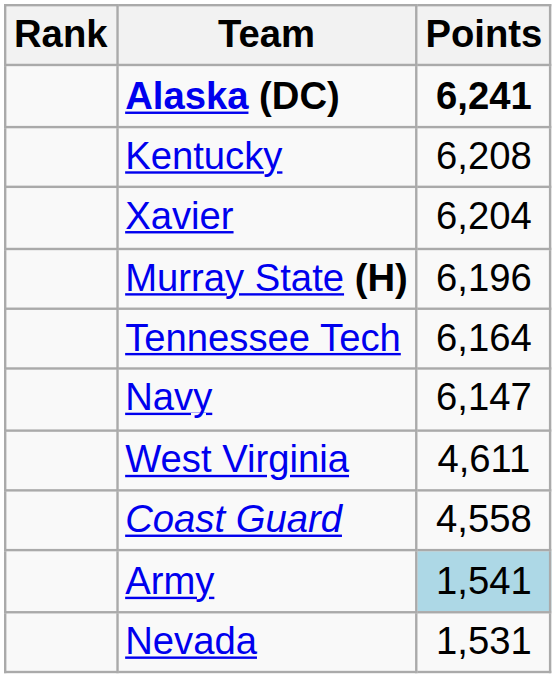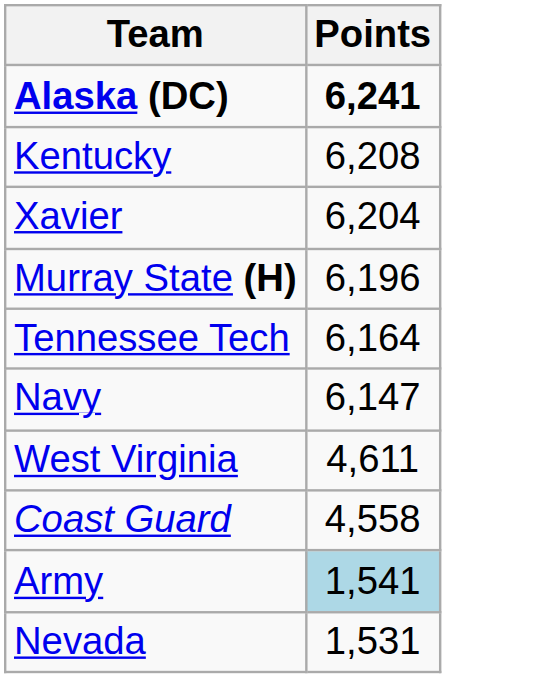- column: (61, 34)
